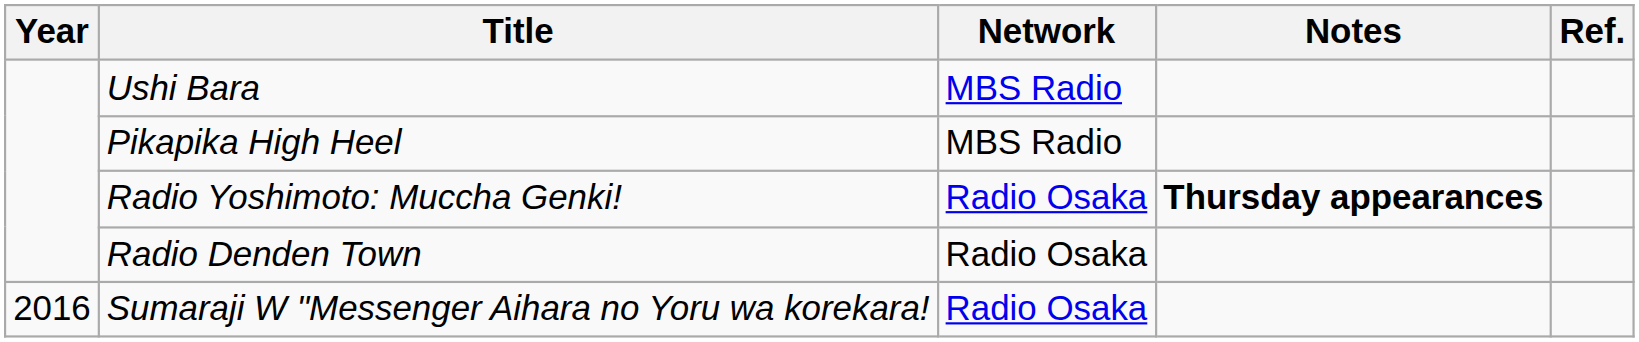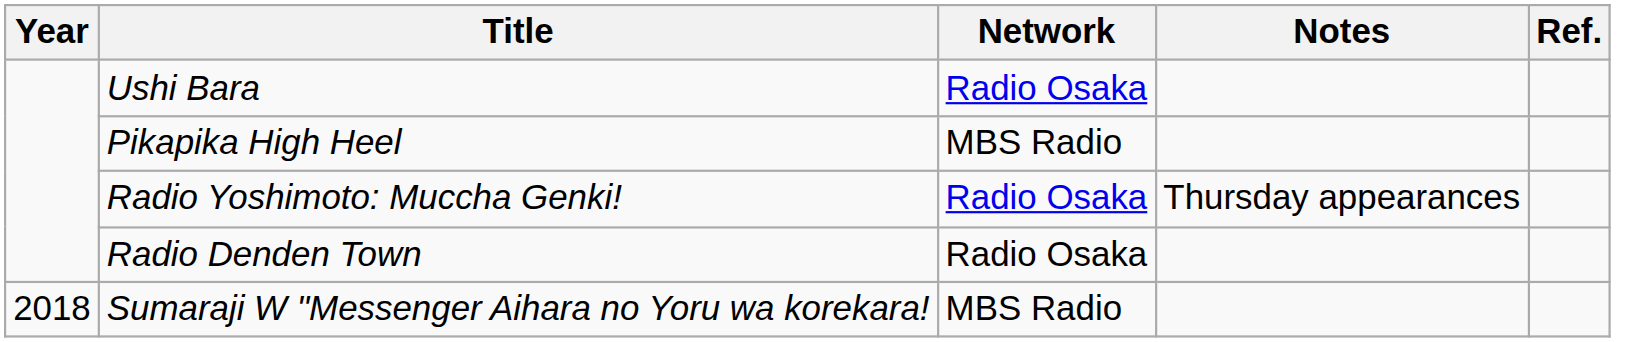(1034, 87) MBS Radio -> (1046, 87) Radio Osaka
(1353, 198) bold -> (1342, 198) normal
(52, 308) 2016 -> (52, 308) 2018
(1046, 308) Radio Osaka -> (1034, 308) MBS Radio
